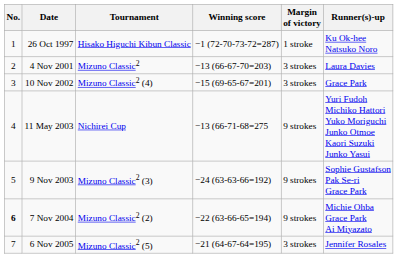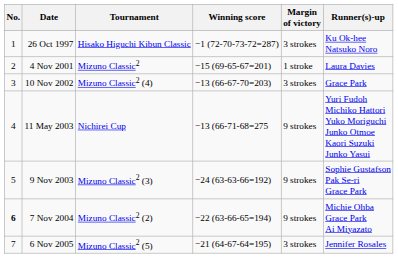(298, 44) 1 stroke -> (300, 44) 3 strokes
(233, 65) −13 (66-67-70=203) -> (233, 65) −15 (69-65-67=201)
(300, 65) 3 strokes -> (298, 65) 1 stroke
(233, 82) −15 (69-65-67=201) -> (233, 82) −13 (66-67-70=203)
